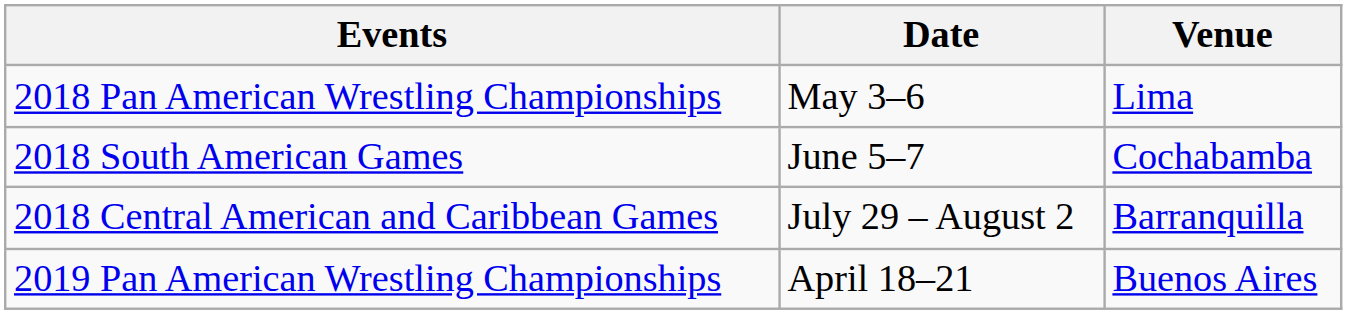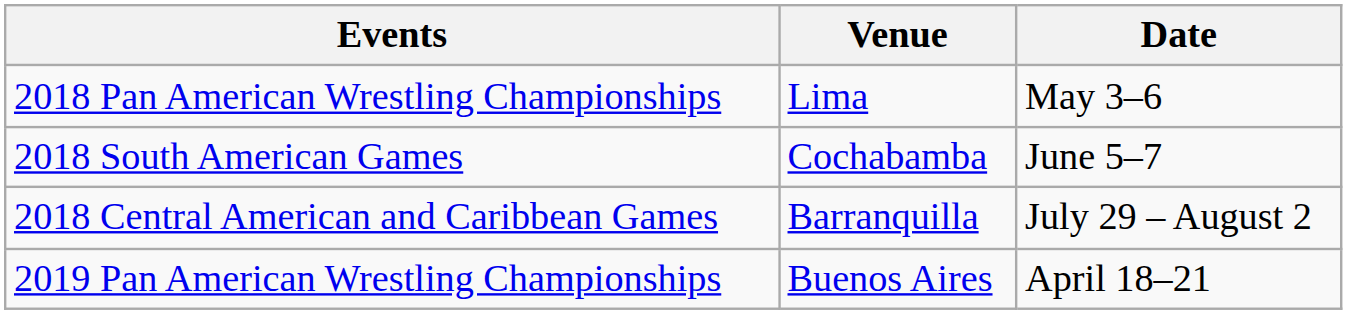columns swapped: (941, 34) <-> (1222, 34)
